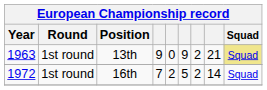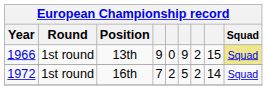(21, 54) 1963 -> (21, 54) 1966
(214, 54) 21 -> (214, 54) 15
